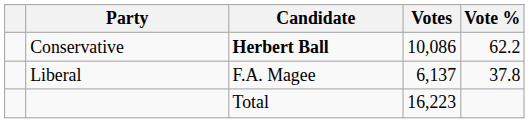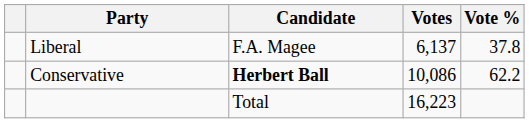rows swapped: (77, 46) <-> (56, 74)
